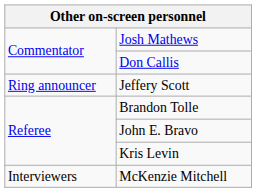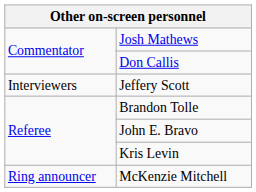(52, 85) Ring announcer -> (42, 85) Interviewers
(42, 176) Interviewers -> (52, 176) Ring announcer
